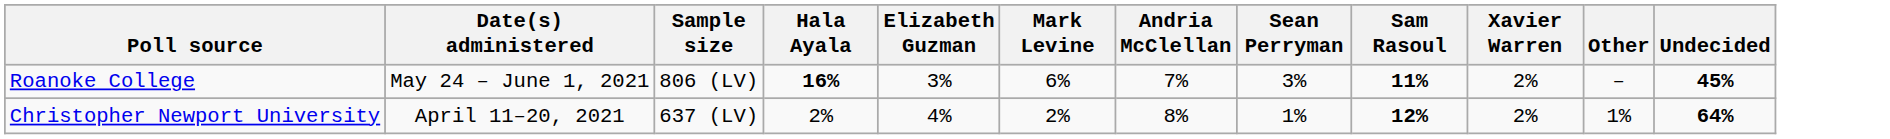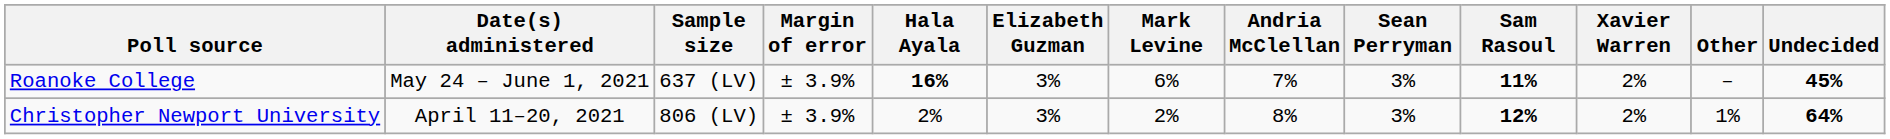+ column: (817, 34)
(709, 81) 806 (LV) -> (709, 81) 637 (LV)
(709, 116) 637 (LV) -> (709, 116) 806 (LV)
(939, 116) 4% -> (1048, 116) 3%
(1294, 116) 1% -> (1403, 116) 3%
